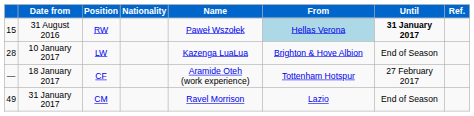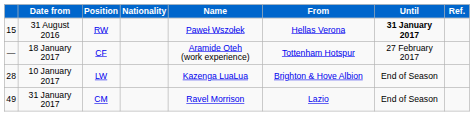(318, 30) lightblue background -> (318, 30) no background
rows swapped: (50, 53) <-> (50, 76)
